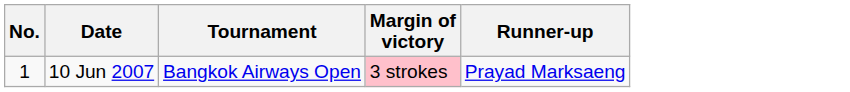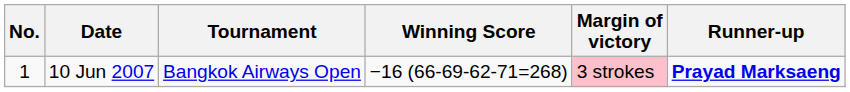+ column: (469, 31)
(545, 72) normal -> (756, 72) bold
